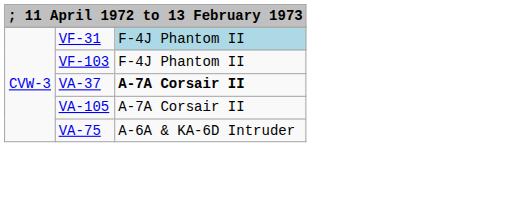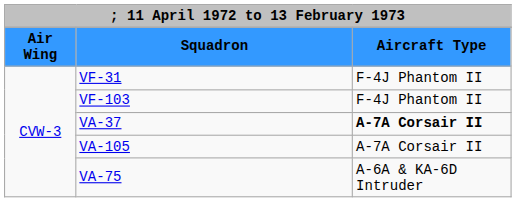+ row: (214, 47)
(181, 39) lightblue background -> (419, 78) no background
